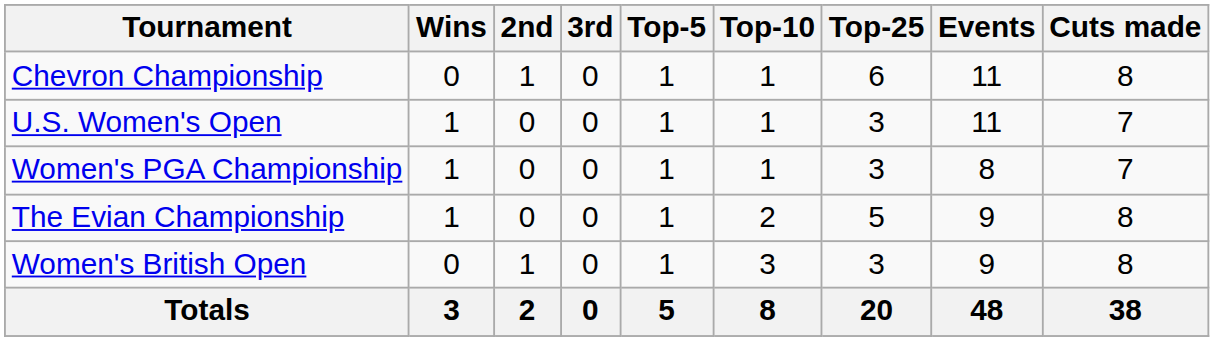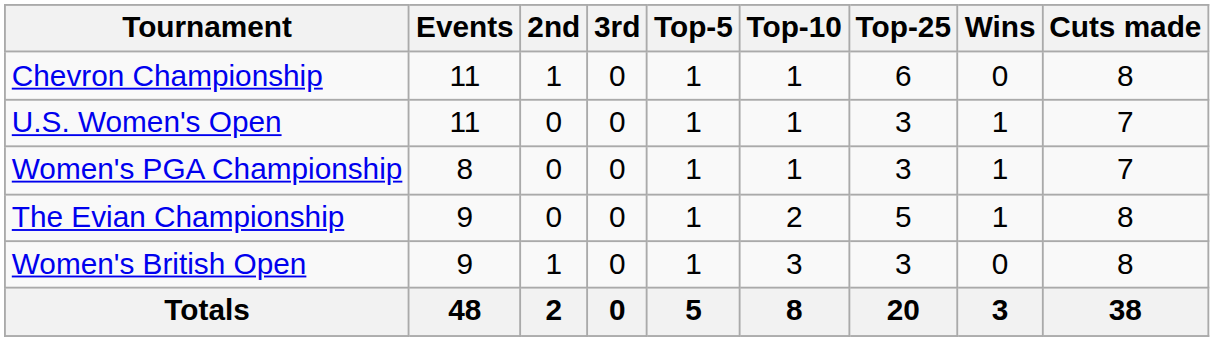columns swapped: (451, 28) <-> (987, 28)
